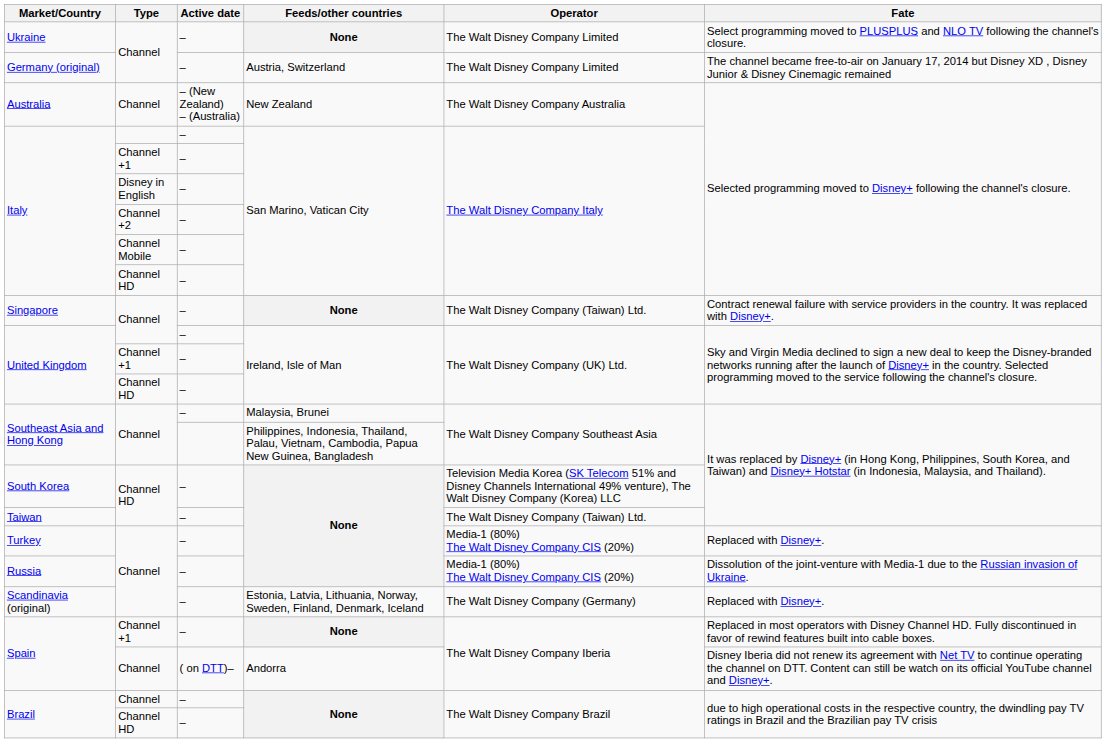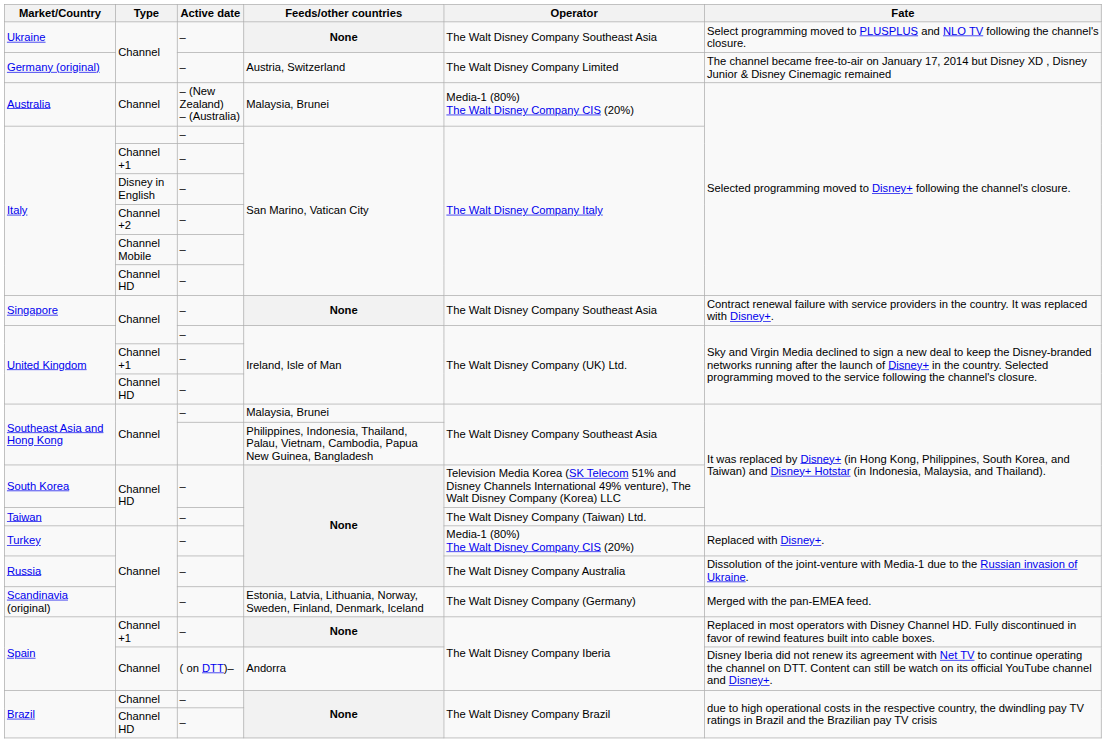(532, 37) The Walt Disney Company Limited -> (552, 37) The Walt Disney Company Southeast Asia
(279, 104) New Zealand -> (288, 104) Malaysia, Brunei
(536, 104) The Walt Disney Company Australia -> (540, 104) Media-1 (80%) The Walt Disney Company CIS (20%)
(546, 310) The Walt Disney Company (Taiwan) Ltd. -> (552, 310) The Walt Disney Company Southeast Asia
(540, 571) Media-1 (80%) The Walt Disney Company CIS (20%) -> (536, 571) The Walt Disney Company Australia
(766, 601) Replaced with Disney+. -> (789, 601) Merged with the pan-EMEA feed.
